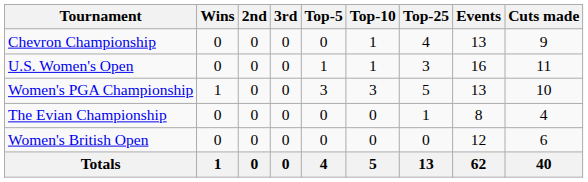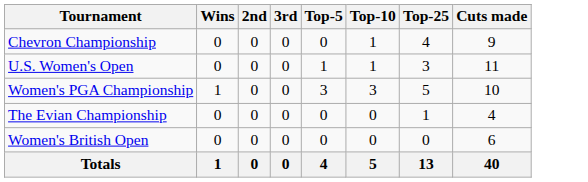- column: (479, 16)
